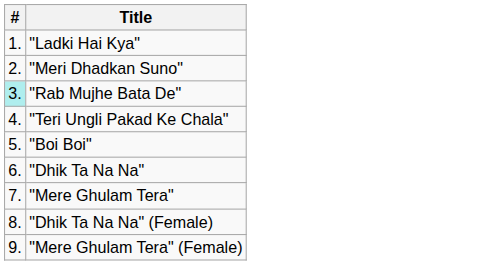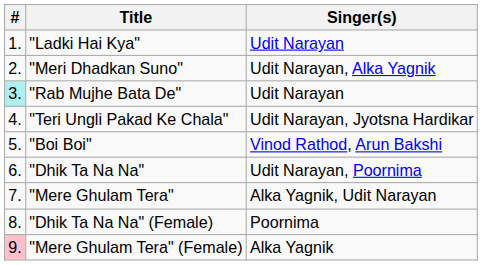+ column: (362, 17)
(15, 247) no background -> (15, 247) pink background
